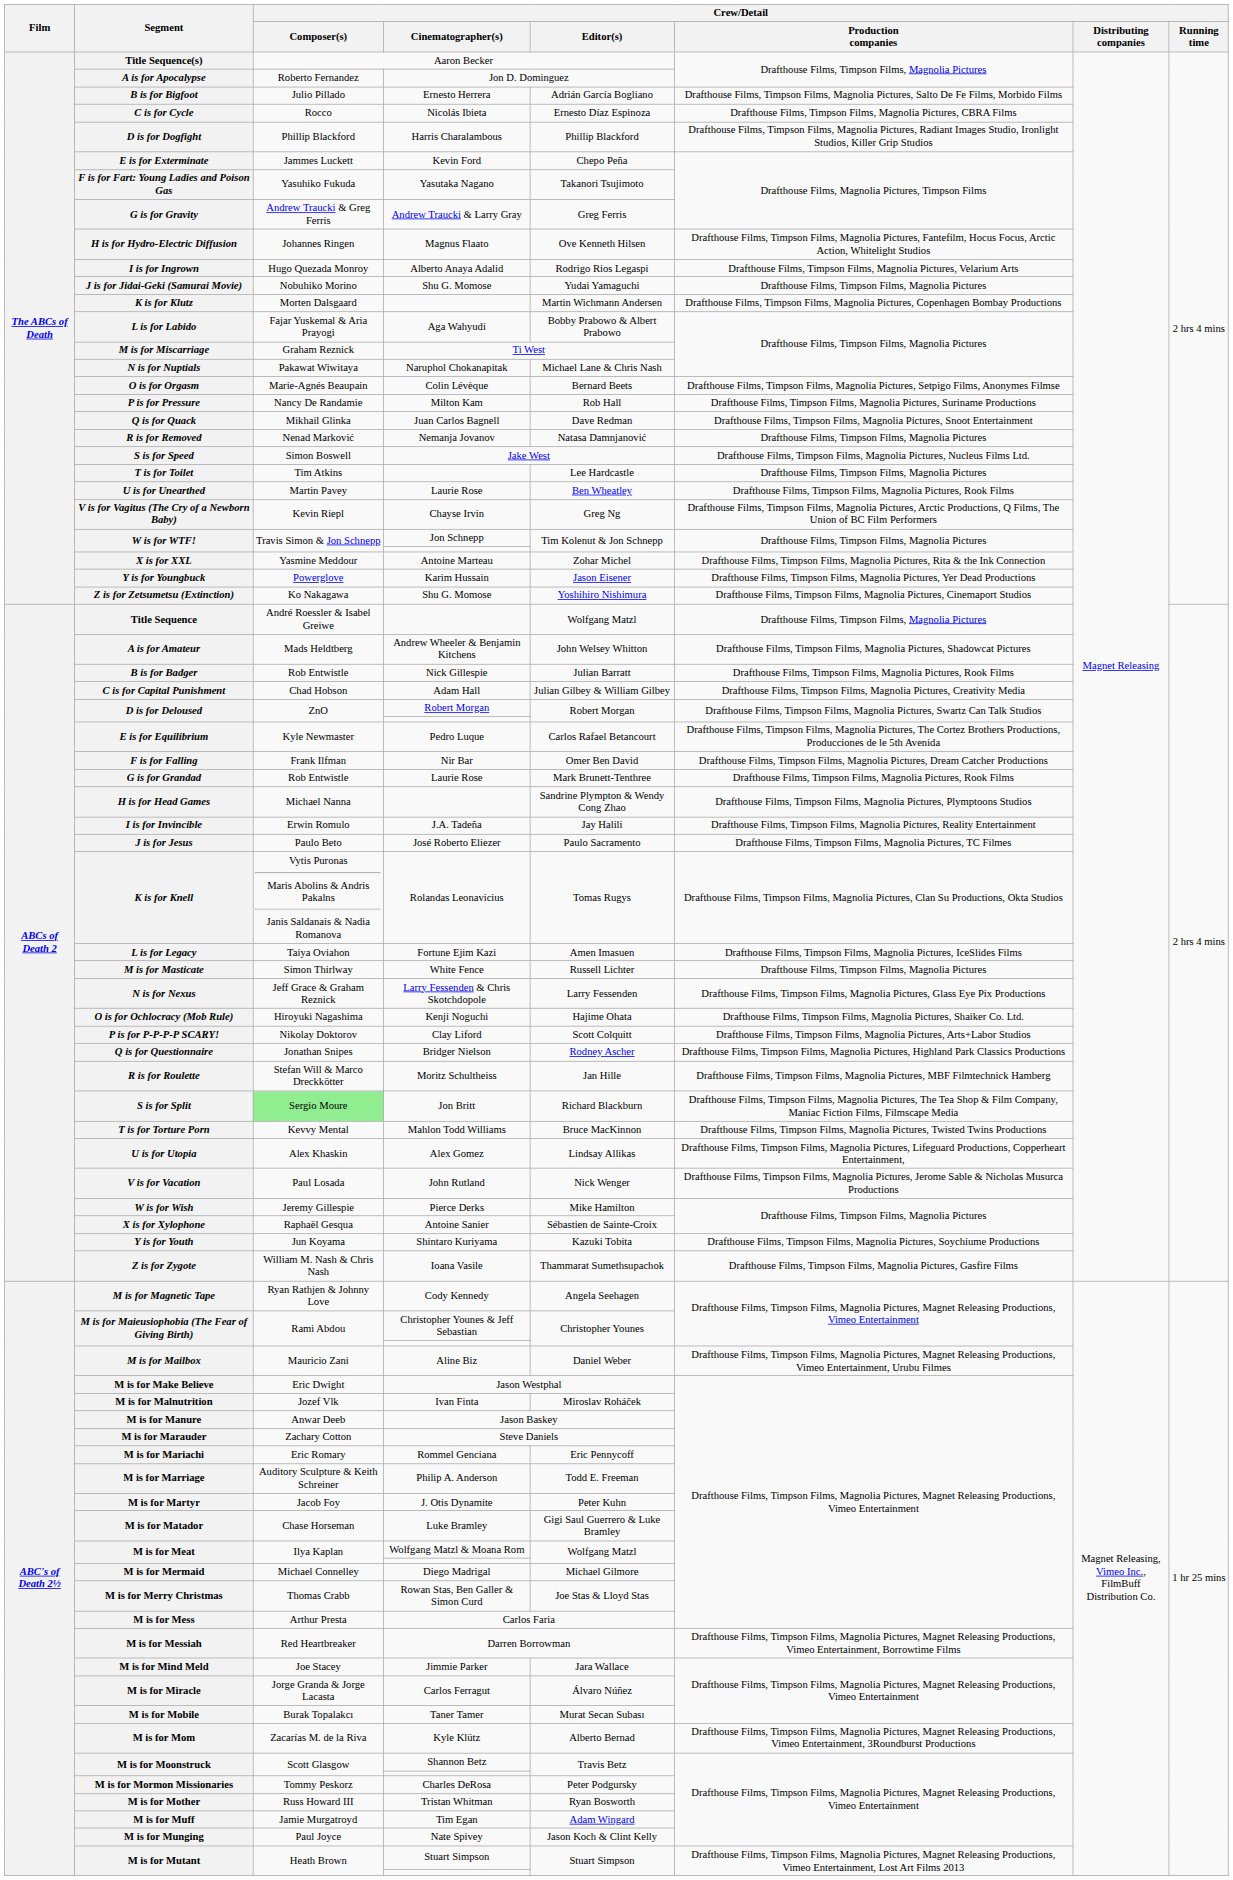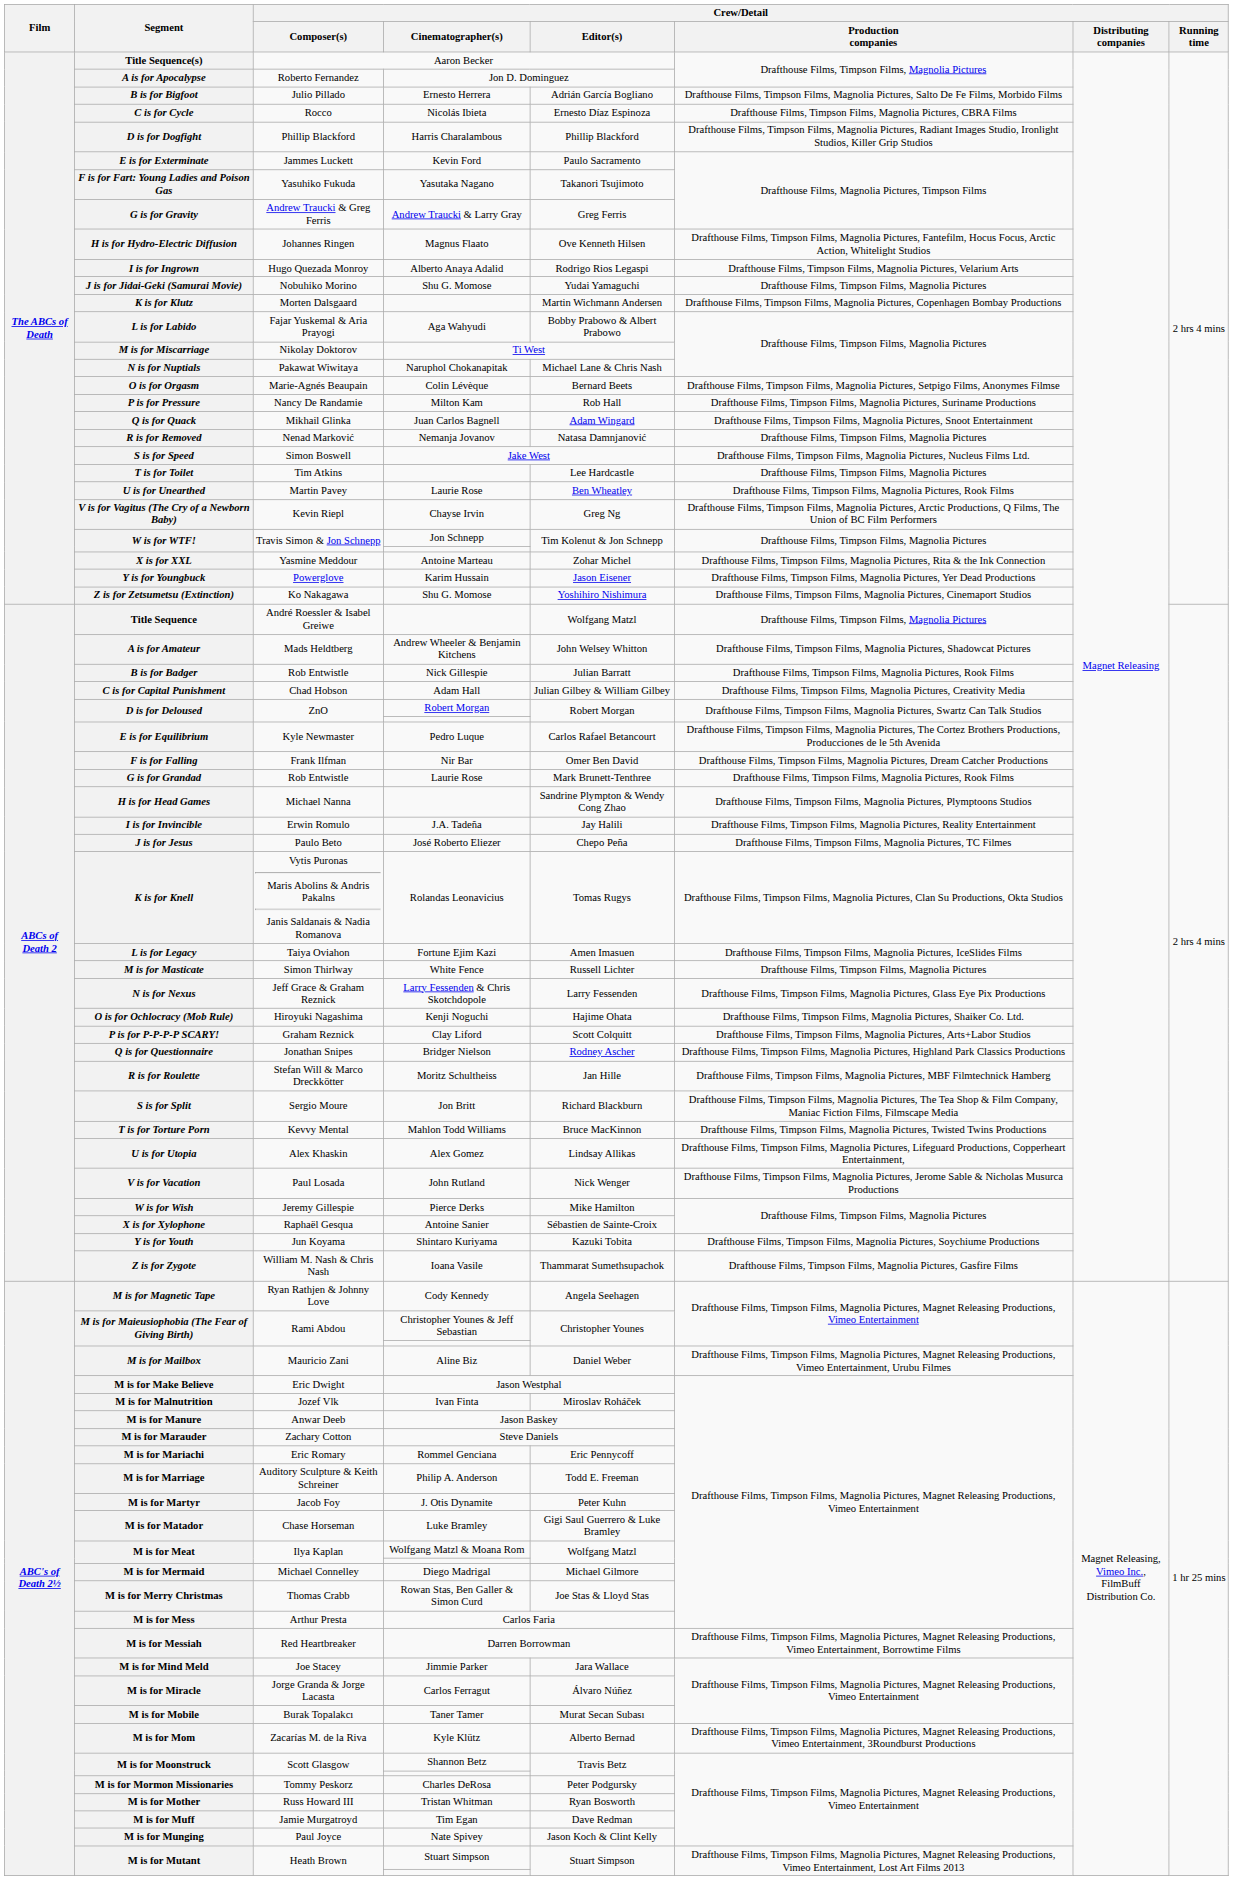(602, 160) Chepo Peña -> (602, 160) Paulo Sacramento
(318, 350) Graham Reznick -> (318, 350) Nikolay Doktorov
(602, 420) Dave Redman -> (602, 420) Adam Wingard
(602, 842) Paulo Sacramento -> (602, 842) Chepo Peña
(318, 1034) Nikolay Doktorov -> (318, 1034) Graham Reznick
(318, 1105) lightgreen background -> (318, 1105) no background
(602, 1819) Adam Wingard -> (602, 1819) Dave Redman
